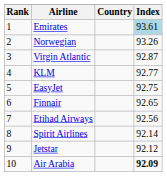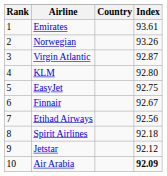(147, 27) lightblue background -> (147, 27) no background
(147, 73) 92.77 -> (147, 73) 92.80
(147, 103) 92.65 -> (147, 103) 92.67
(147, 133) 92.14 -> (147, 133) 92.18
